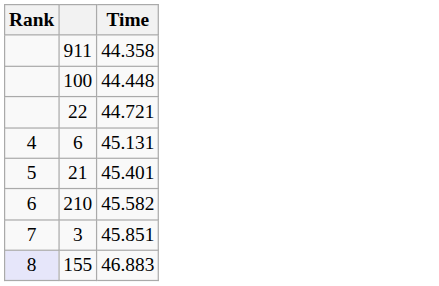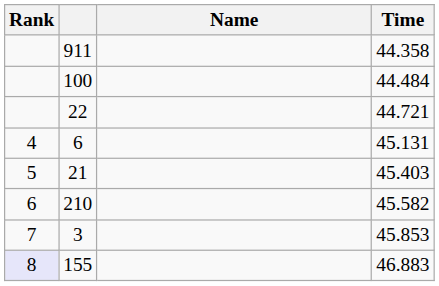+ column: (234, 19)
(128, 81) 44.448 -> (403, 81) 44.484
(128, 173) 45.401 -> (403, 173) 45.403
(128, 234) 45.851 -> (403, 234) 45.853
